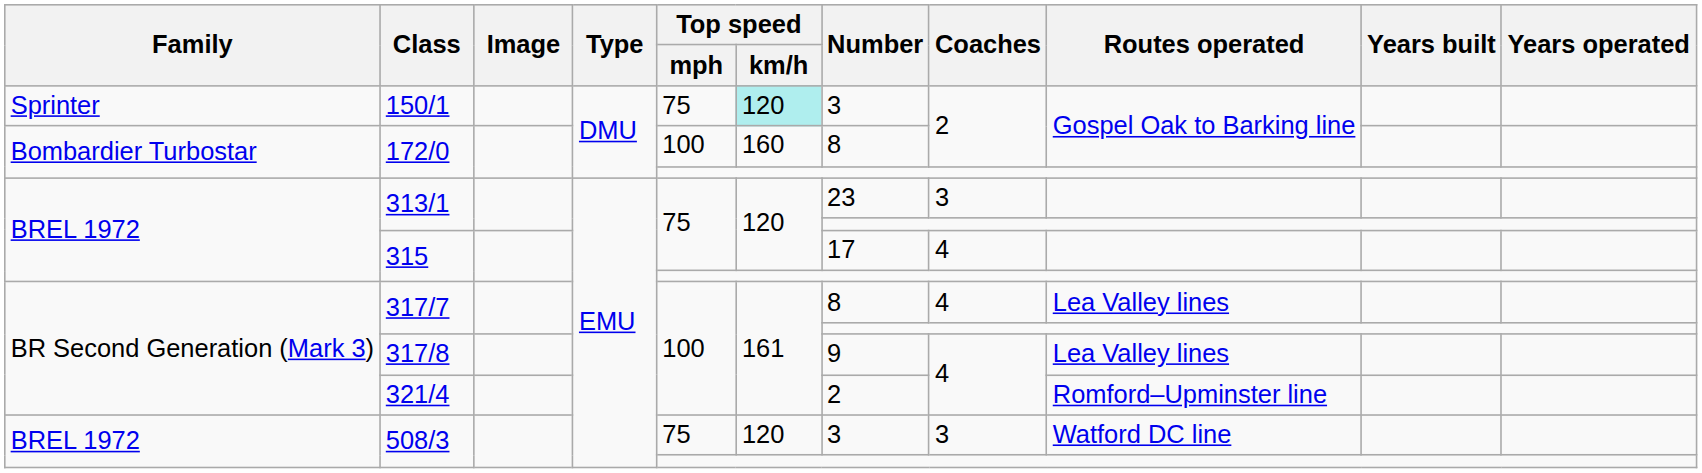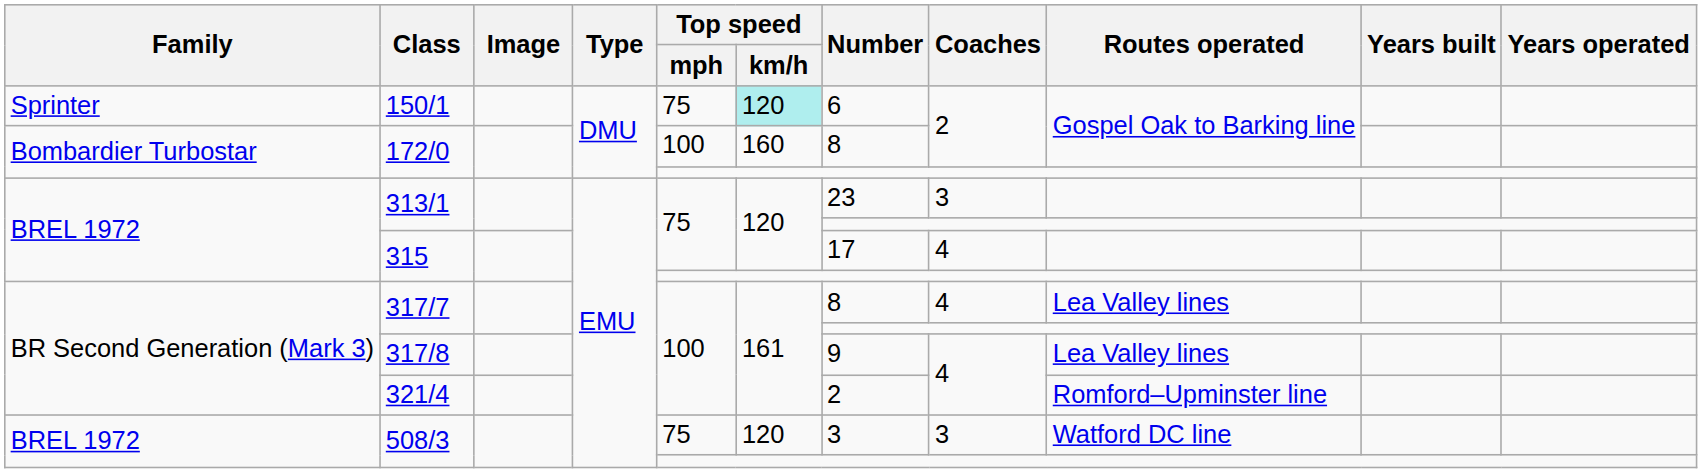(834, 105) 3 -> (834, 105) 6
